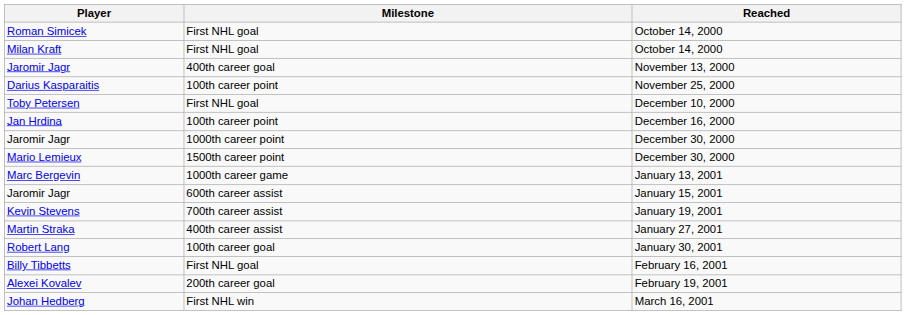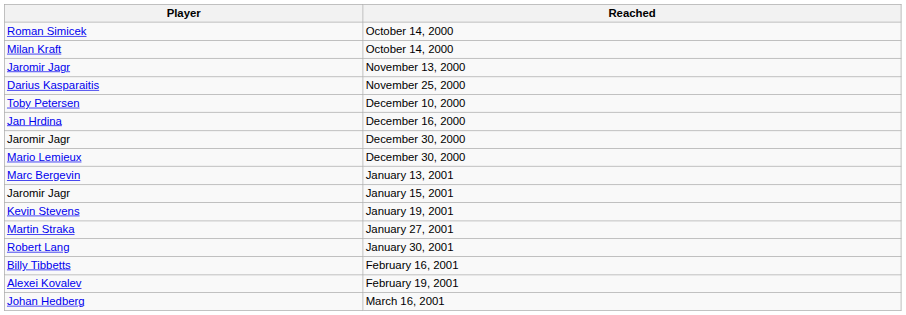- column: (408, 13)
